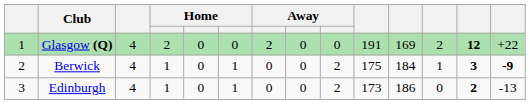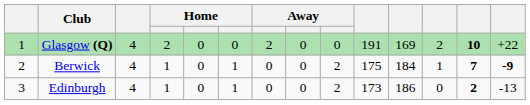(474, 43) 12 -> (474, 43) 10
(474, 65) 3 -> (474, 65) 7
